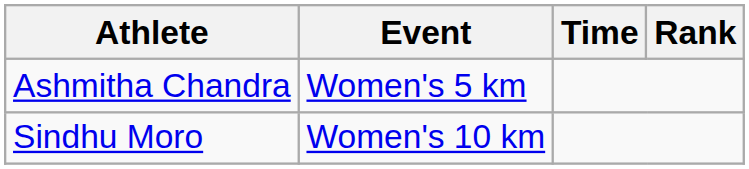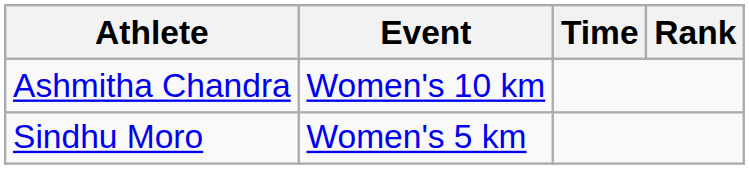(417, 85) Women's 5 km -> (426, 85) Women's 10 km
(426, 138) Women's 10 km -> (417, 138) Women's 5 km
